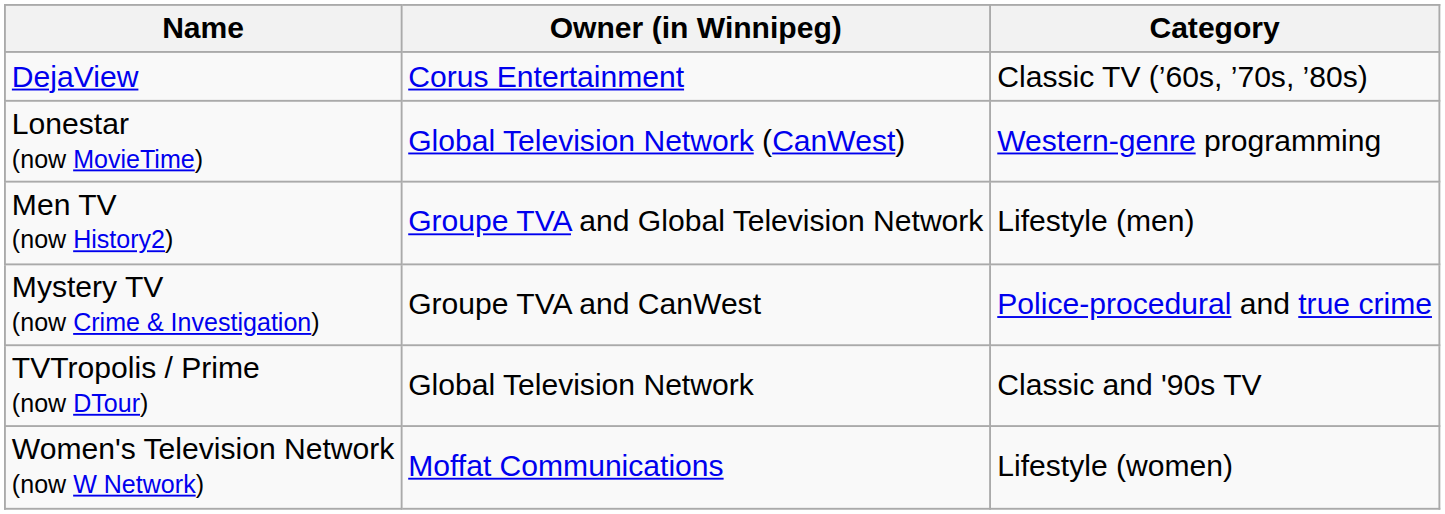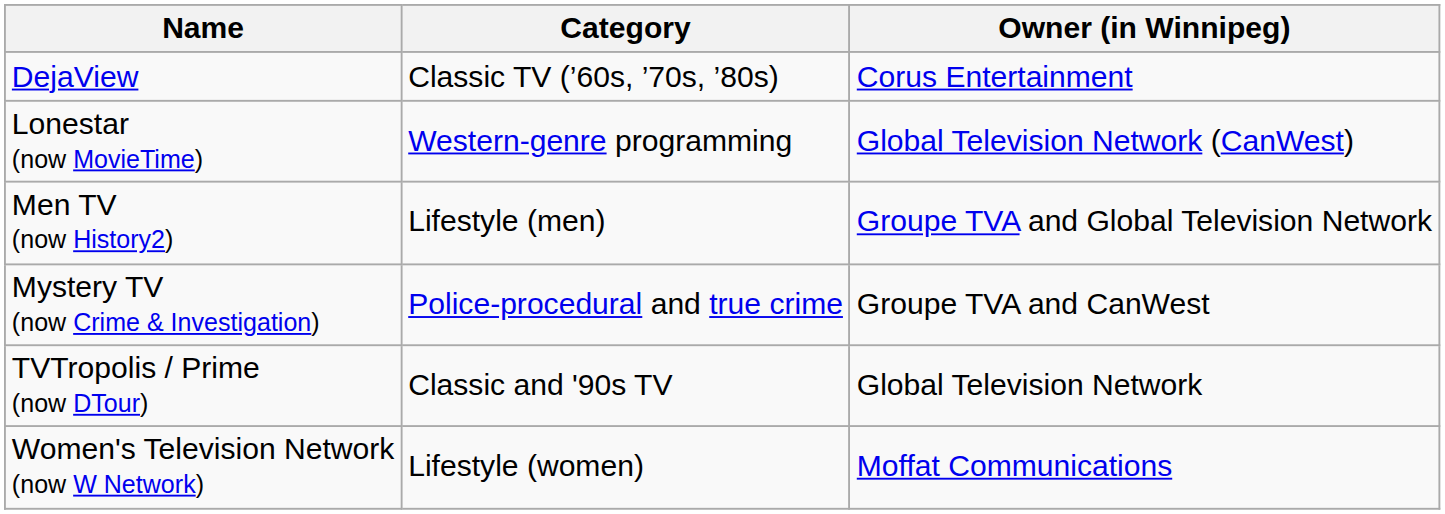columns swapped: (696, 28) <-> (1215, 28)
